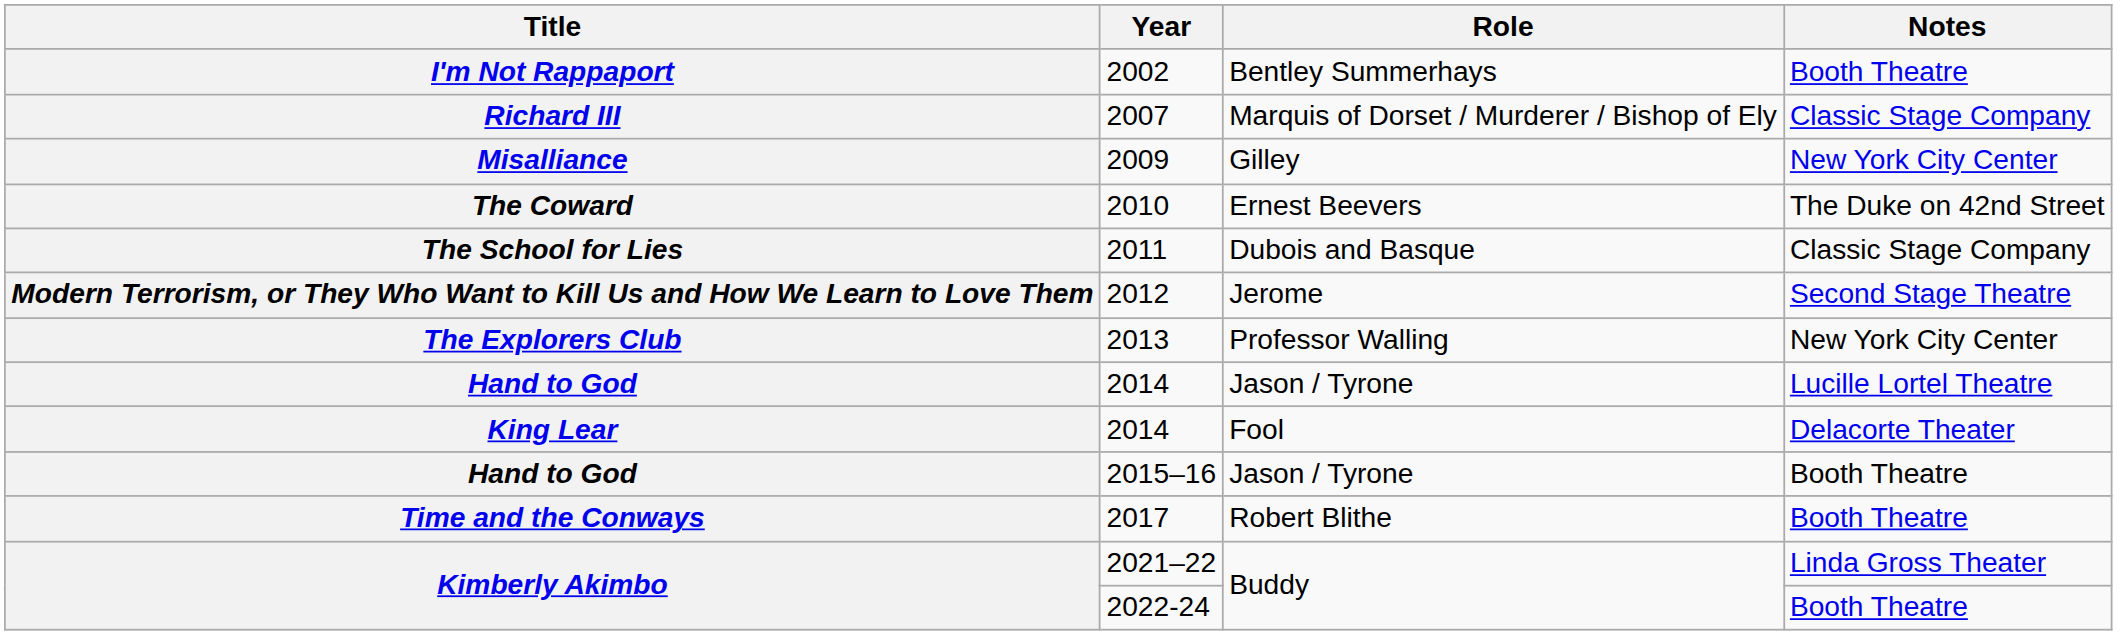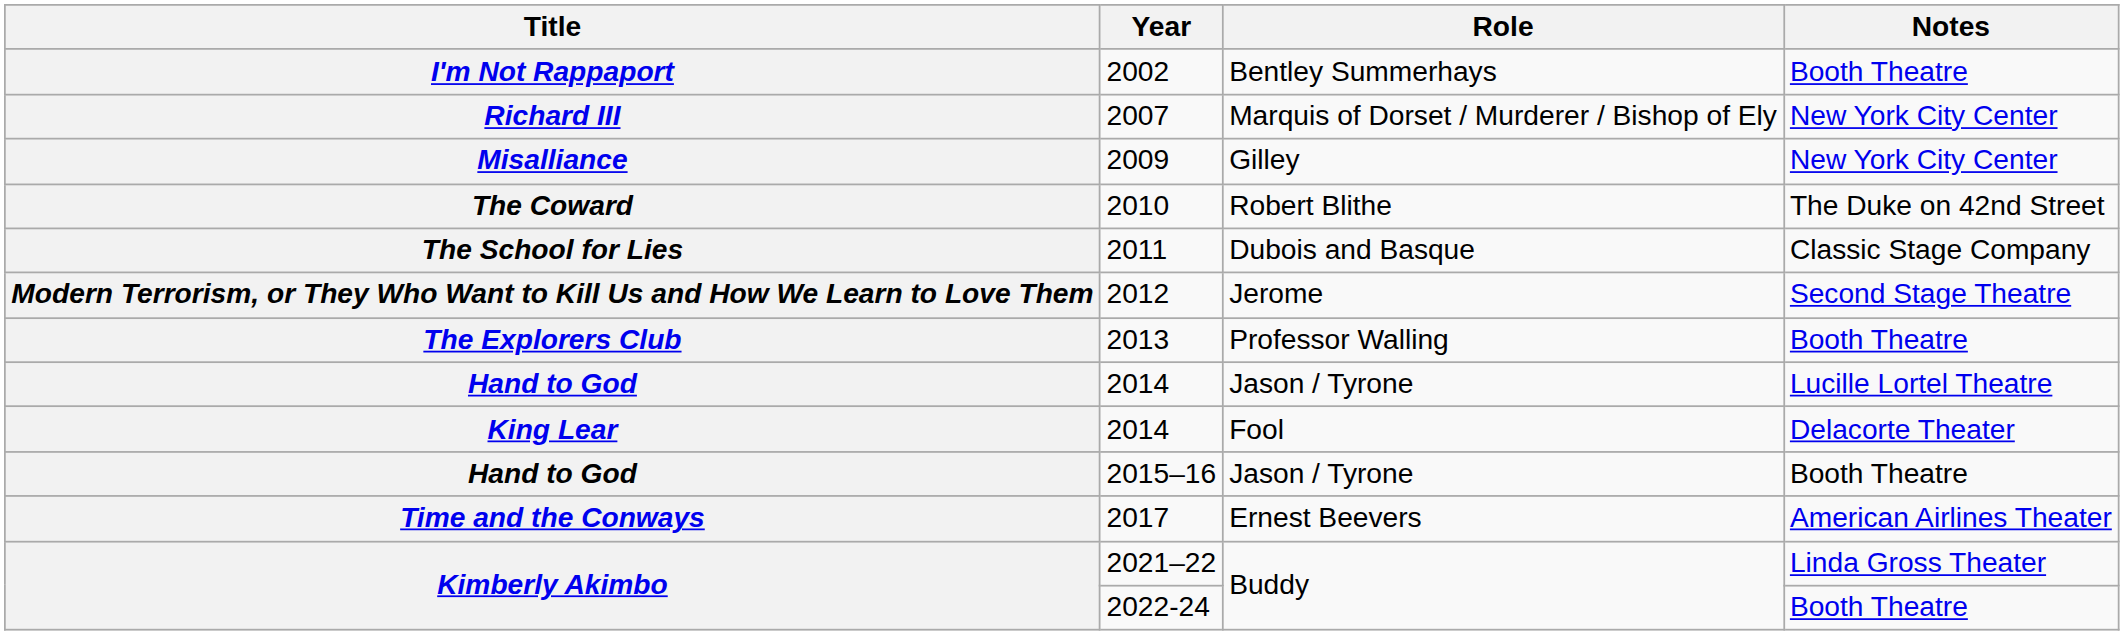(1940, 116) Classic Stage Company -> (1924, 116) New York City Center
(1325, 205) Ernest Beevers -> (1311, 205) Robert Blithe
(1924, 339) New York City Center -> (1879, 339) Booth Theatre
(1311, 518) Robert Blithe -> (1325, 518) Ernest Beevers
(1879, 518) Booth Theatre -> (1951, 518) American Airlines Theater
